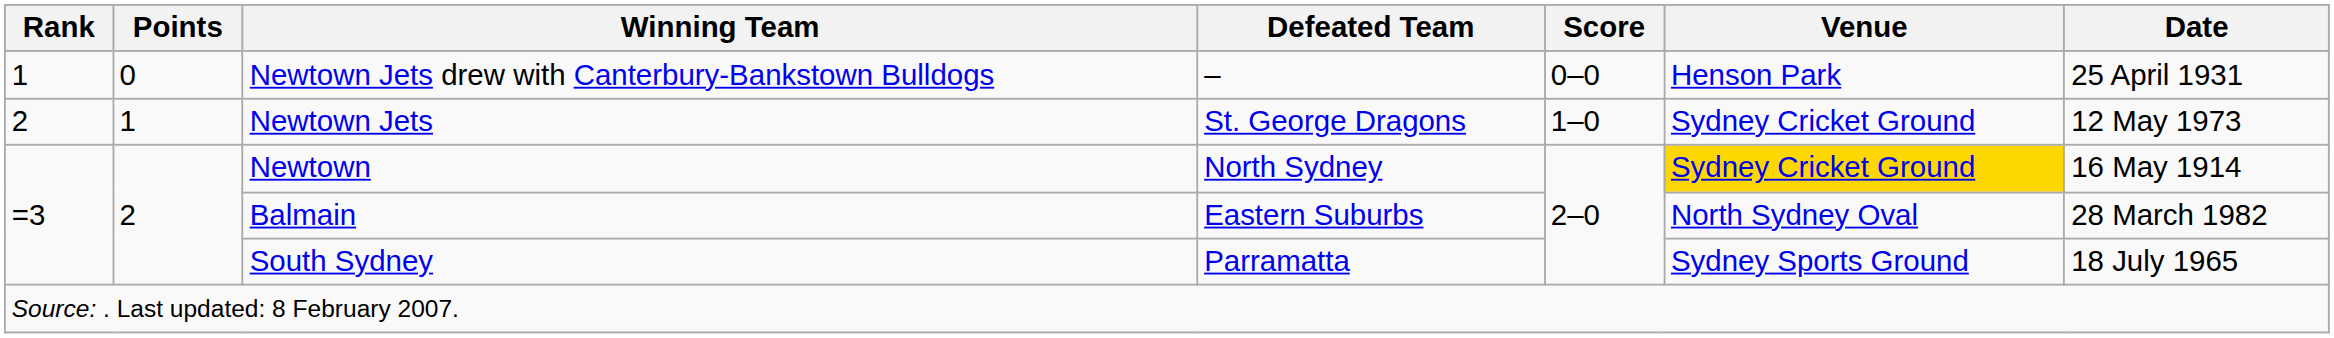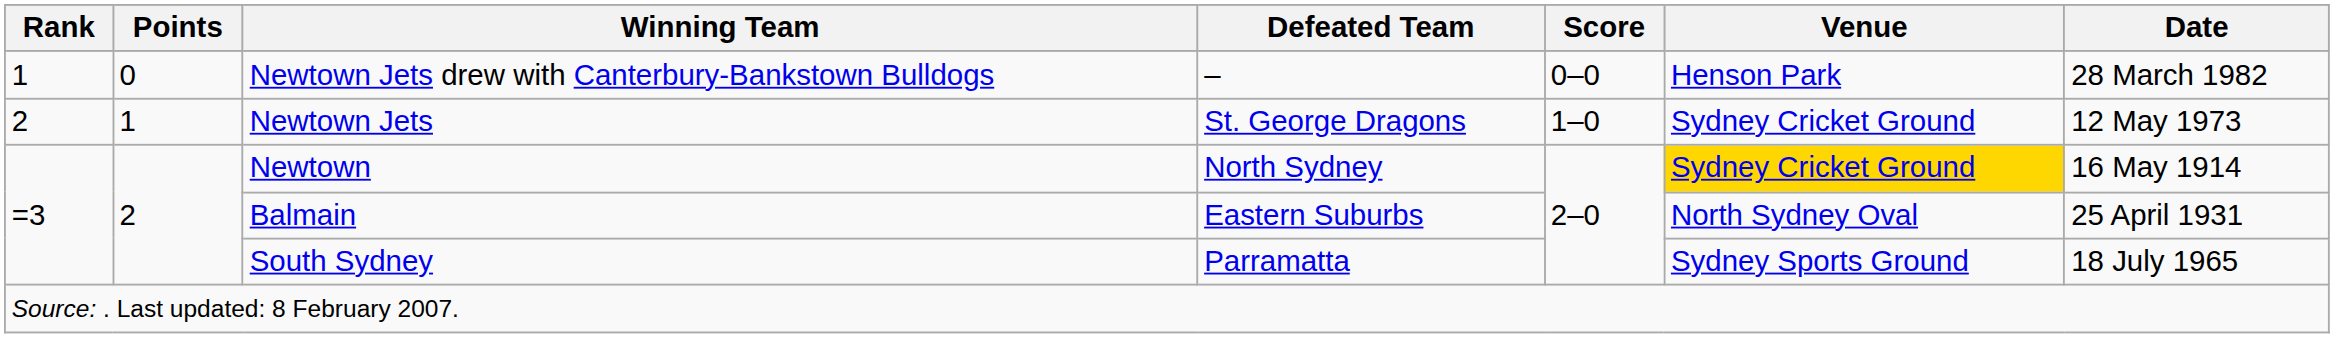(2157, 74) 25 April 1931 -> (2169, 74) 28 March 1982
(2169, 214) 28 March 1982 -> (2157, 214) 25 April 1931
